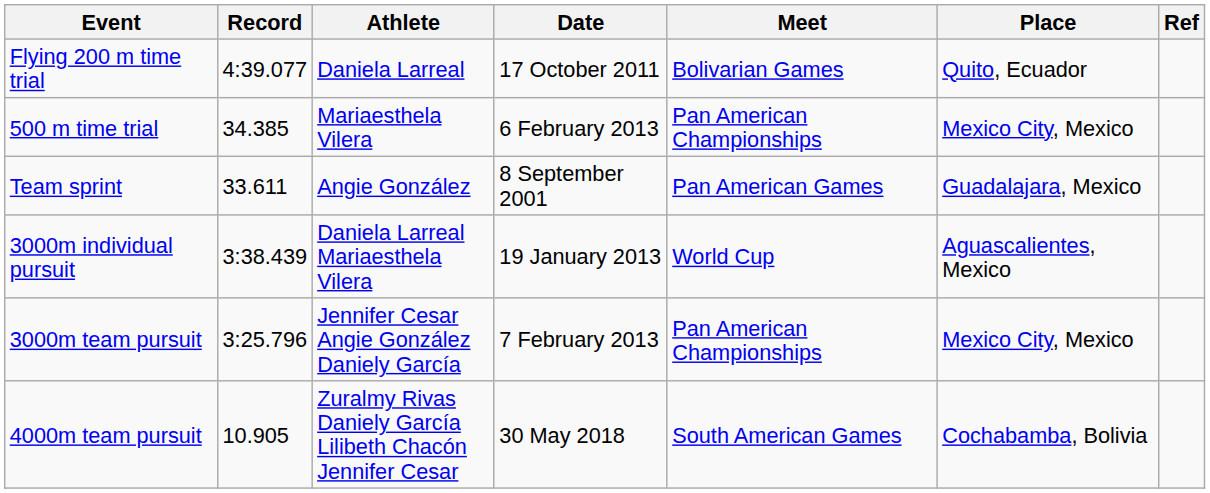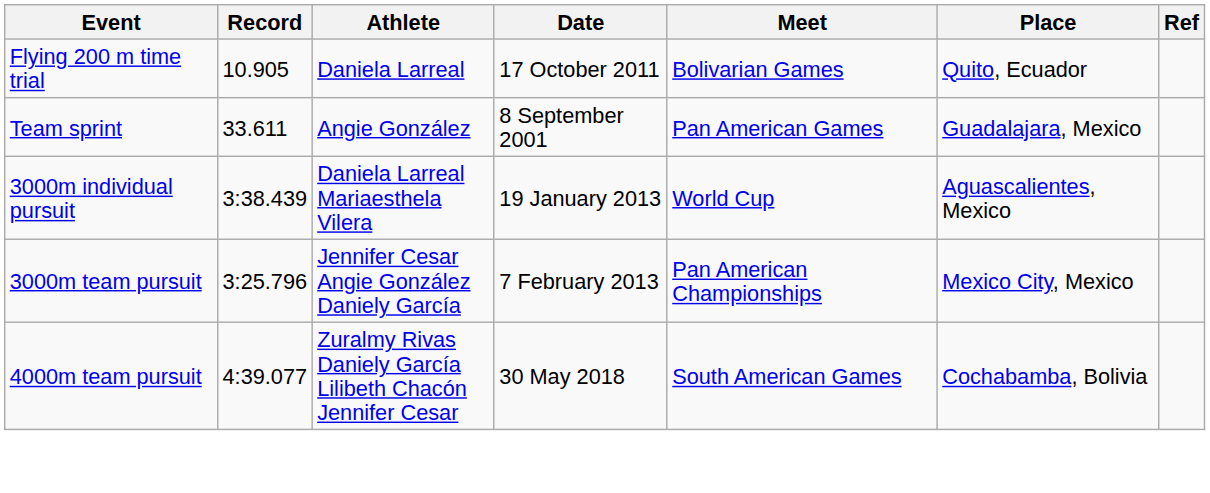(265, 69) 4:39.077 -> (256, 69) 10.905
- row: (84, 127)
(256, 435) 10.905 -> (265, 376) 4:39.077
